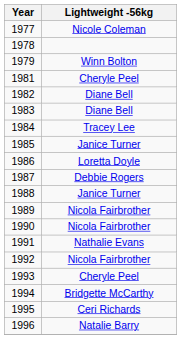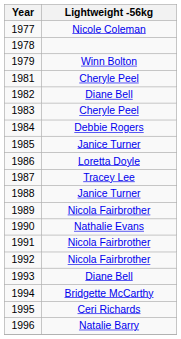(109, 111) Diane Bell -> (109, 111) Cheryle Peel
(109, 128) Tracey Lee -> (109, 128) Debbie Rogers
(109, 177) Debbie Rogers -> (109, 177) Tracey Lee
(109, 227) Nicola Fairbrother -> (109, 227) Nathalie Evans
(109, 243) Nathalie Evans -> (109, 243) Nicola Fairbrother
(109, 276) Cheryle Peel -> (109, 276) Diane Bell
